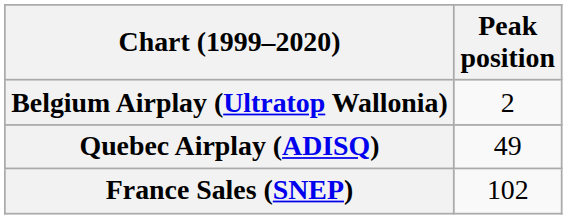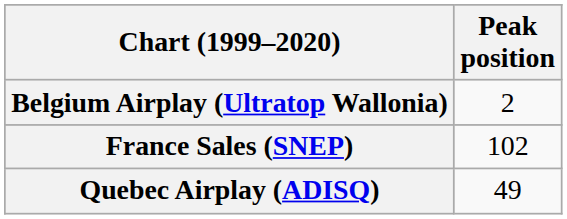rows swapped: (229, 190) <-> (230, 146)
